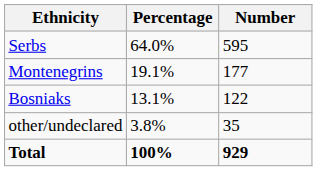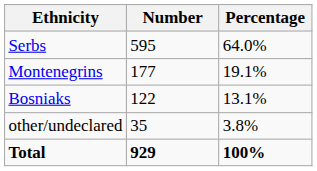columns swapped: (265, 17) <-> (173, 17)
